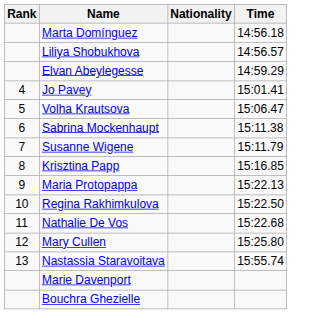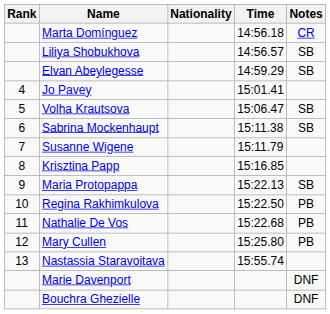+ column: (306, 14)
